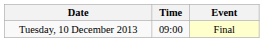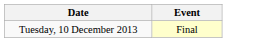- column: (171, 12)
